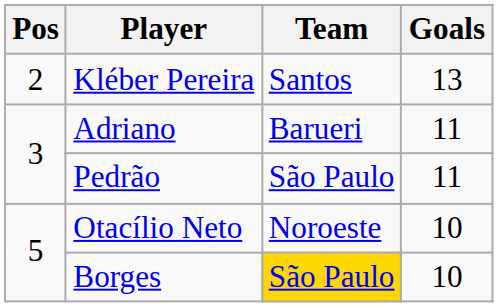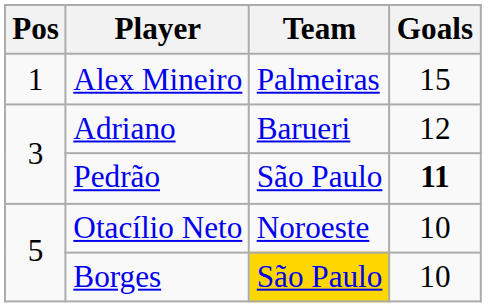+ row: (158, 78)
- row: (164, 78)
(447, 128) 11 -> (435, 128) 12
(447, 177) normal -> (435, 177) bold
